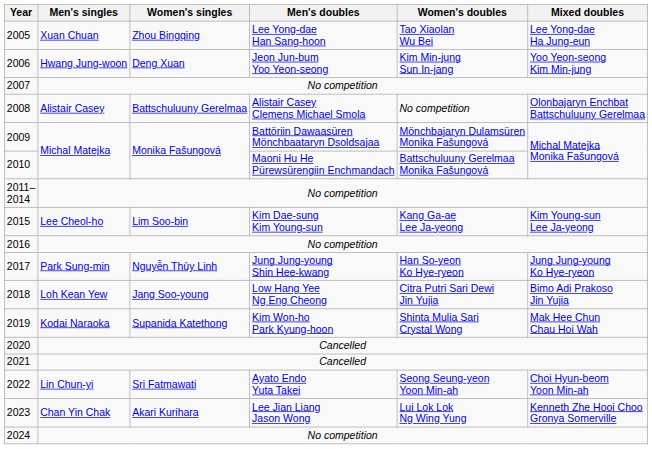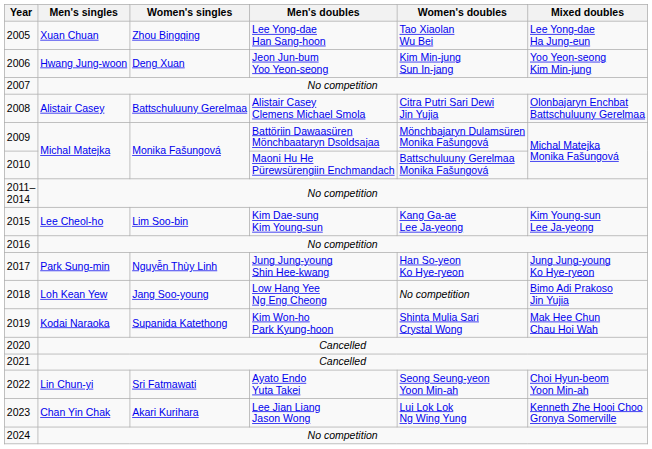(435, 109) No competition -> (447, 109) Citra Putri Sari Dewi Jin Yujia
(447, 295) Citra Putri Sari Dewi Jin Yujia -> (435, 295) No competition
